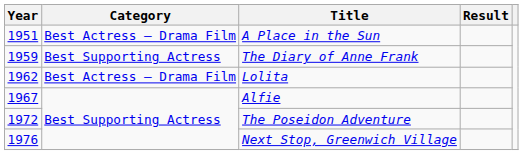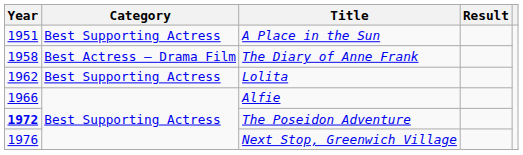(140, 36) Best Actress – Drama Film -> (132, 36) Best Supporting Actress
(23, 56) 1959 -> (23, 56) 1958
(132, 56) Best Supporting Actress -> (140, 56) Best Actress – Drama Film
(140, 77) Best Actress – Drama Film -> (132, 77) Best Supporting Actress
(23, 98) 1967 -> (23, 98) 1966
(23, 119) normal -> (23, 119) bold
